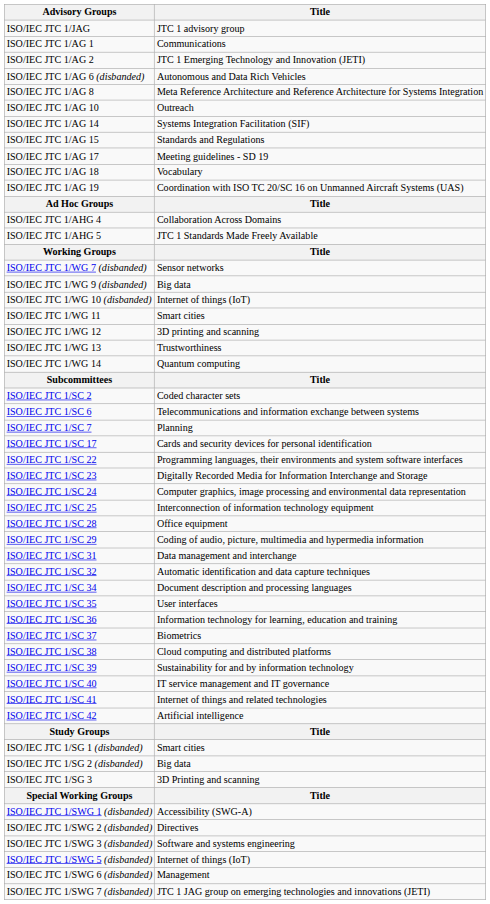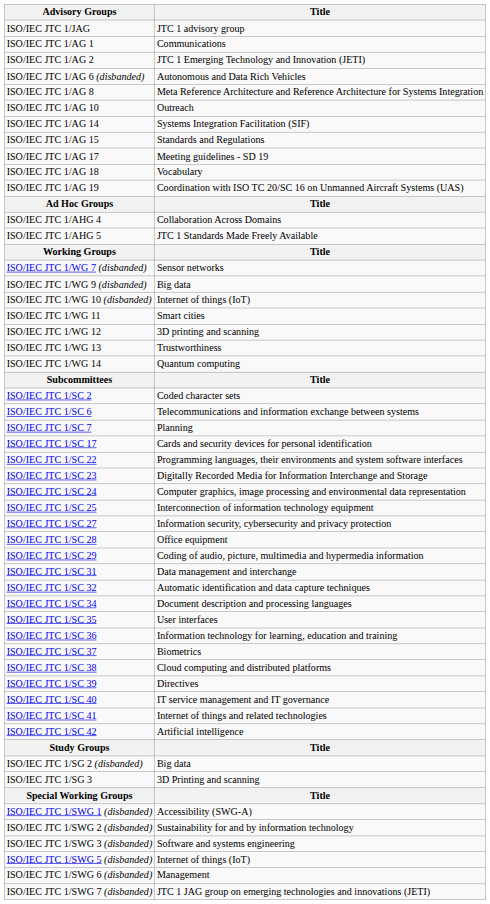+ row: (52, 524)
(255, 667) Sustainability for and by information technology -> (178, 683) Directives
- row: (75, 747)
(178, 827) Directives -> (255, 827) Sustainability for and by information technology
